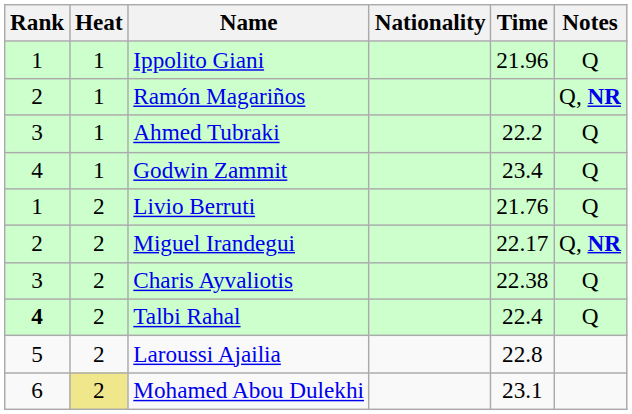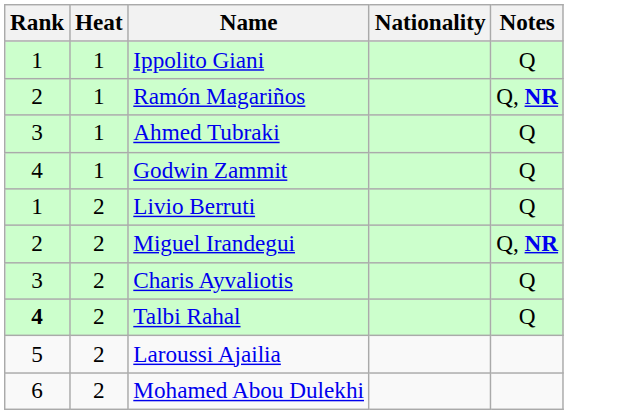- column: (522, 22)
(99, 390) khaki background -> (99, 390) no background
